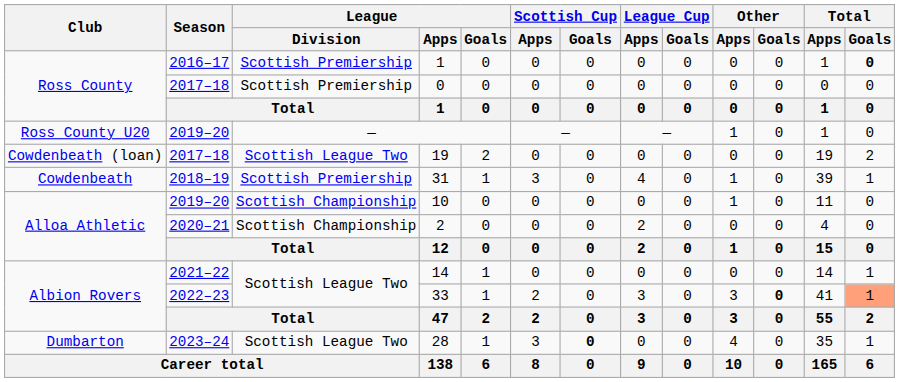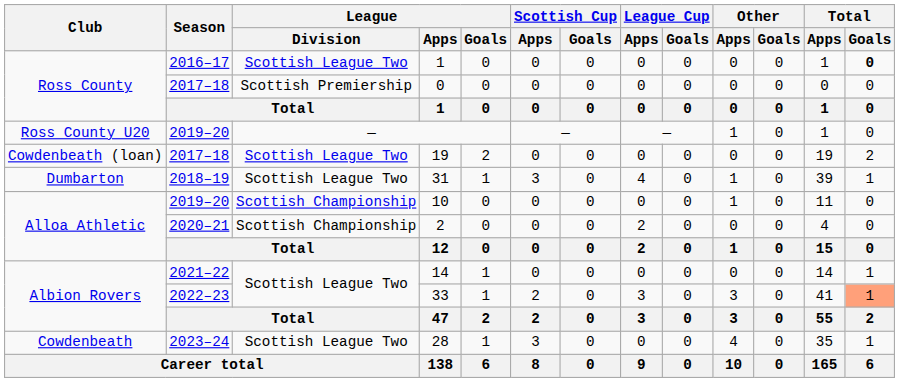(326, 63) Scottish Premiership -> (326, 63) Scottish League Two
(85, 179) Cowdenbeath -> (85, 179) Dumbarton
(326, 179) Scottish Premiership -> (326, 179) Scottish League Two
(779, 296) bold -> (779, 296) normal
(85, 342) Dumbarton -> (85, 342) Cowdenbeath
(590, 342) bold -> (590, 342) normal
